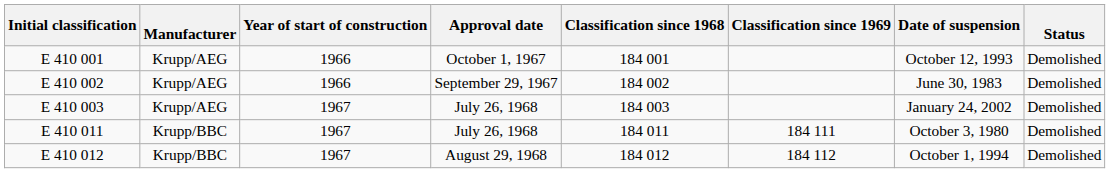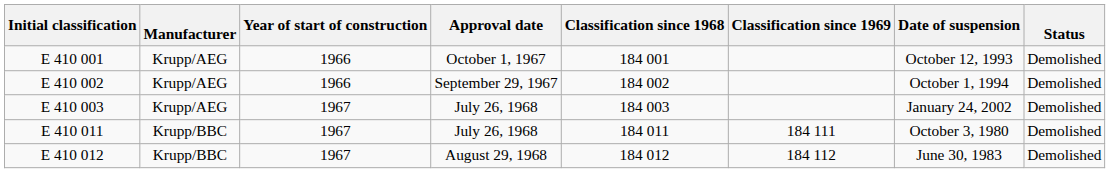(959, 82) June 30, 1983 -> (959, 82) October 1, 1994
(959, 155) October 1, 1994 -> (959, 155) June 30, 1983
